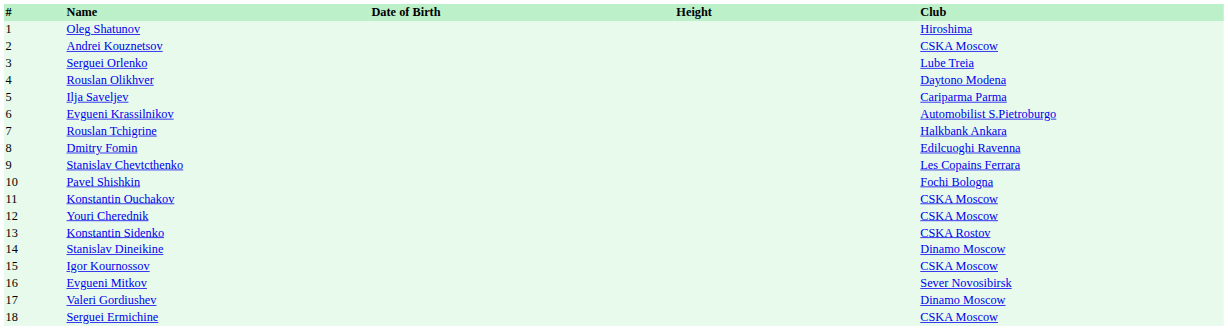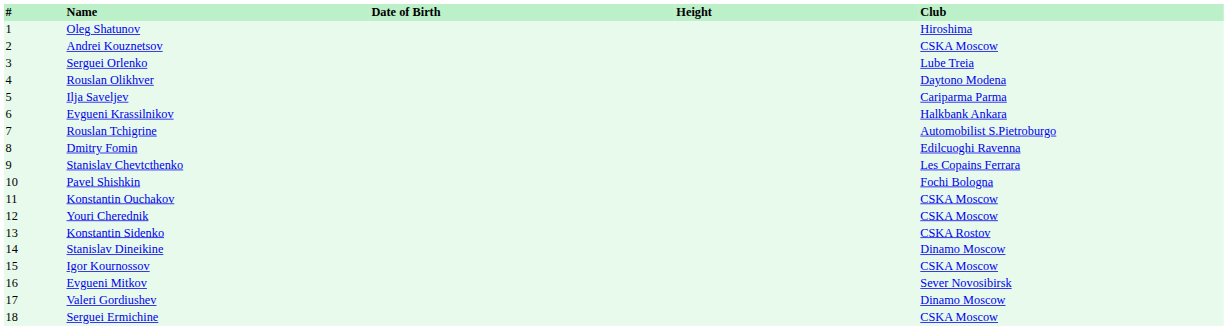(988, 114) Automobilist S.Pietroburgo -> (964, 114) Halkbank Ankara
(964, 131) Halkbank Ankara -> (988, 131) Automobilist S.Pietroburgo
